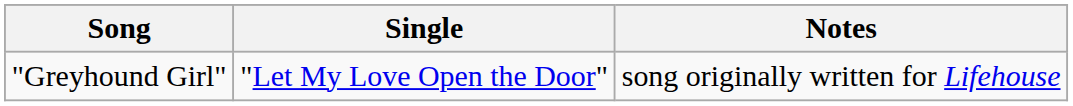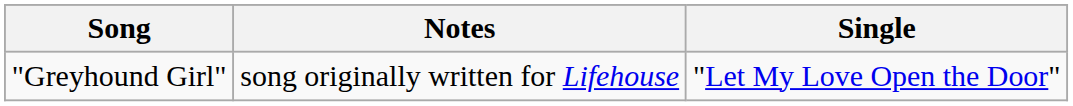columns swapped: (424, 28) <-> (841, 28)
